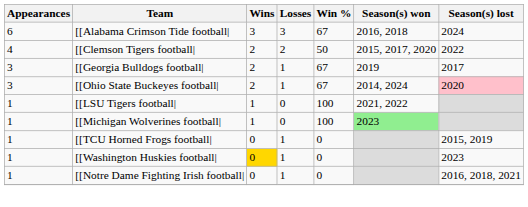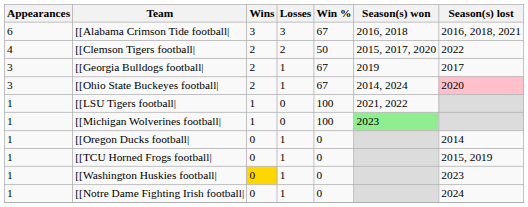(453, 31) 2024 -> (481, 31) 2016, 2018, 2021
+ row: (132, 139)
(481, 175) 2016, 2018, 2021 -> (453, 193) 2024
